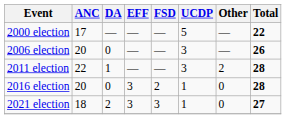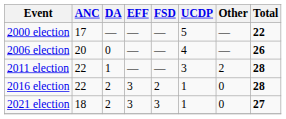(184, 50) 3 -> (184, 50) 4
(80, 86) 20 -> (80, 86) 22
(108, 86) 0 -> (108, 86) 2
